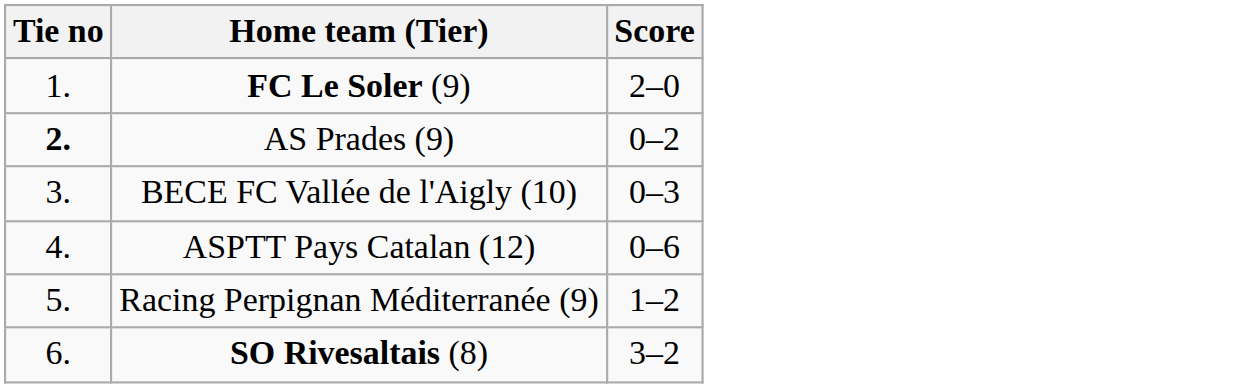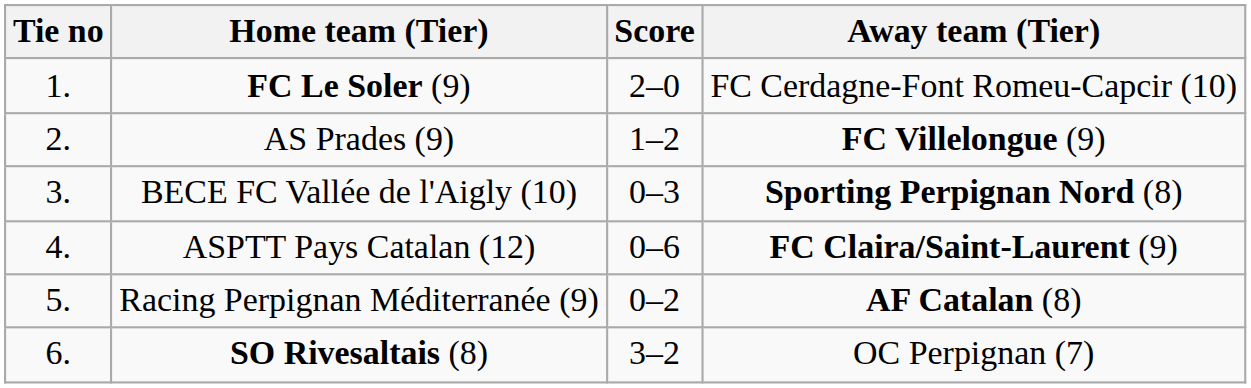+ column: (974, 31)
(58, 138) bold -> (58, 138) normal
(655, 138) 0–2 -> (655, 138) 1–2
(655, 300) 1–2 -> (655, 300) 0–2
